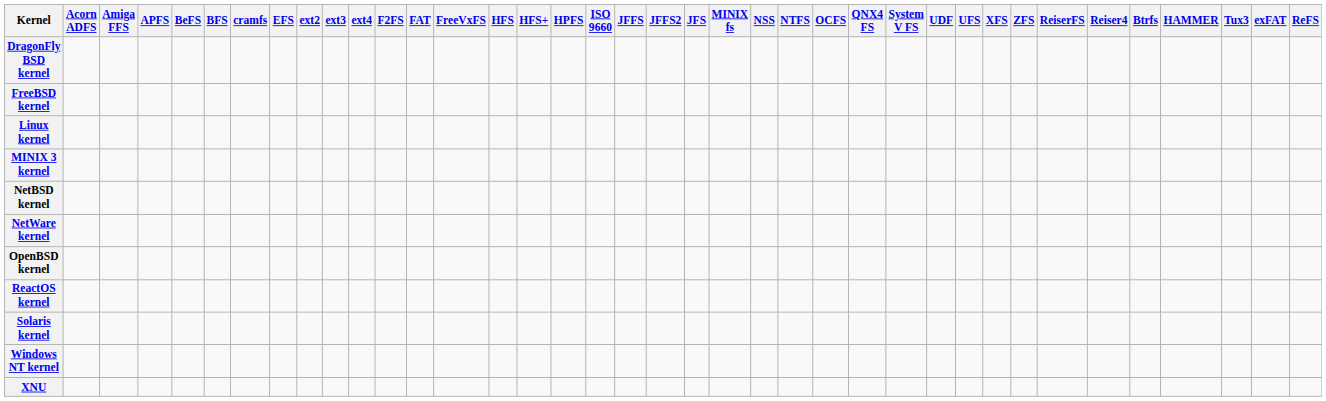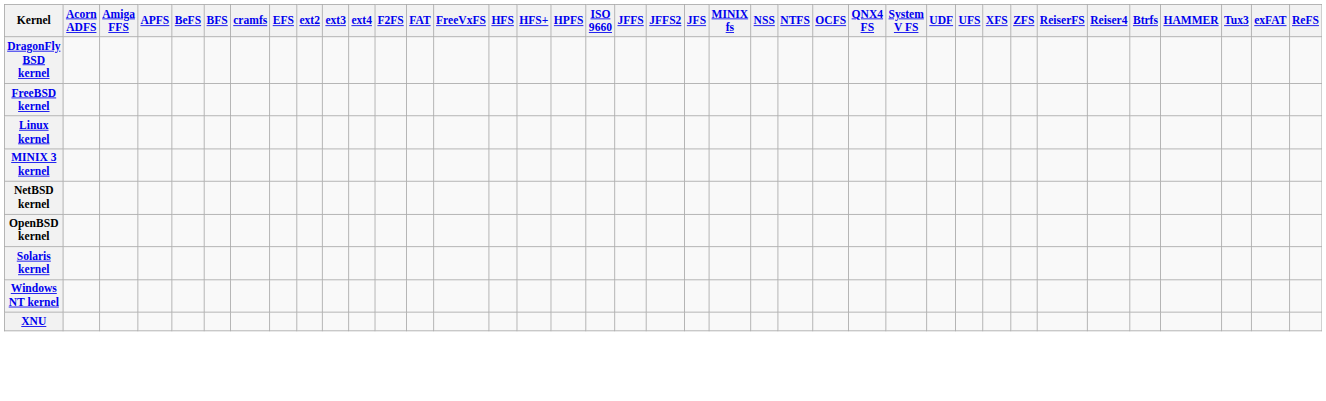- row: (34, 230)
- row: (34, 295)
